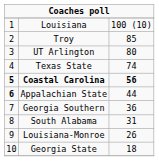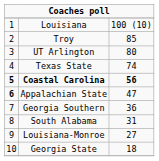(131, 94) 44 -> (131, 94) 47
(131, 135) 26 -> (131, 135) 27
